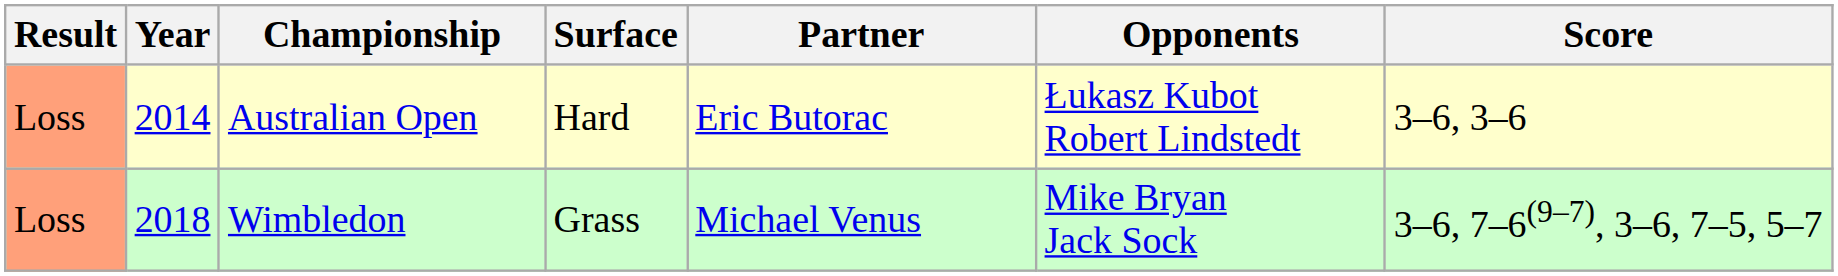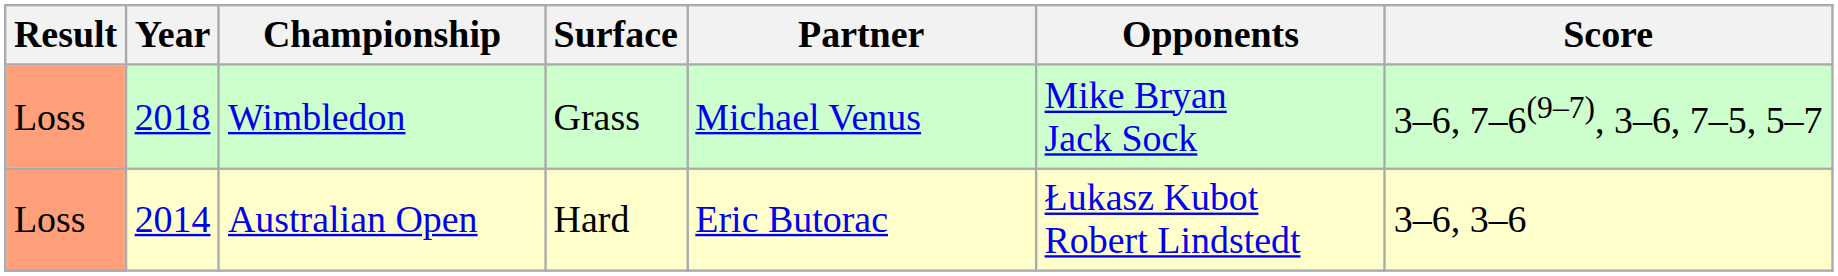rows swapped: (353, 116) <-> (317, 218)
